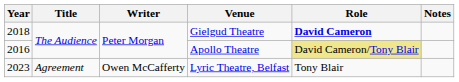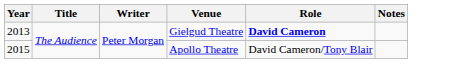(18, 31) 2018 -> (18, 31) 2013
(18, 49) 2016 -> (18, 49) 2015
(357, 49) khaki background -> (311, 49) no background
- row: (240, 67)
